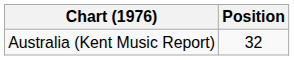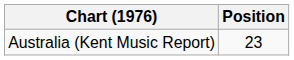(254, 42) 32 -> (254, 42) 23
